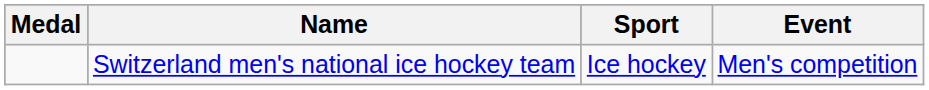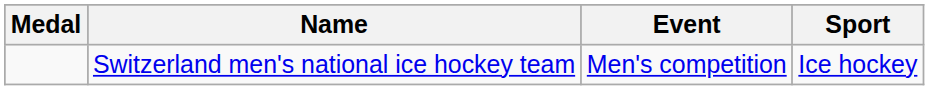columns swapped: (646, 25) <-> (817, 25)
